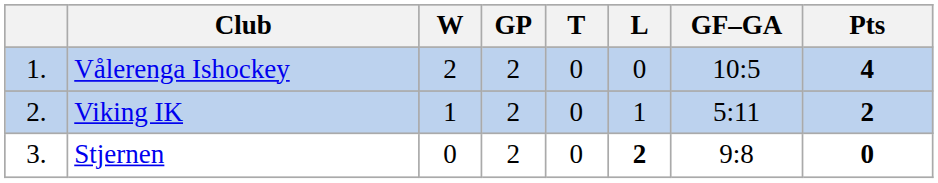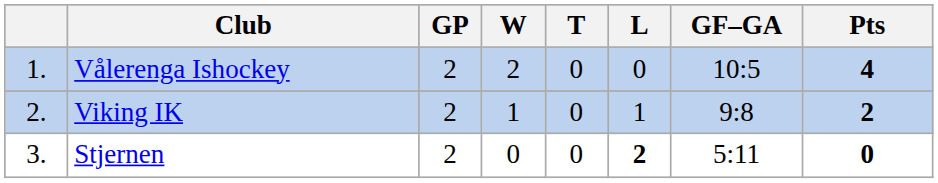columns swapped: (513, 25) <-> (450, 25)
(736, 111) 5:11 -> (736, 111) 9:8
(736, 154) 9:8 -> (736, 154) 5:11
